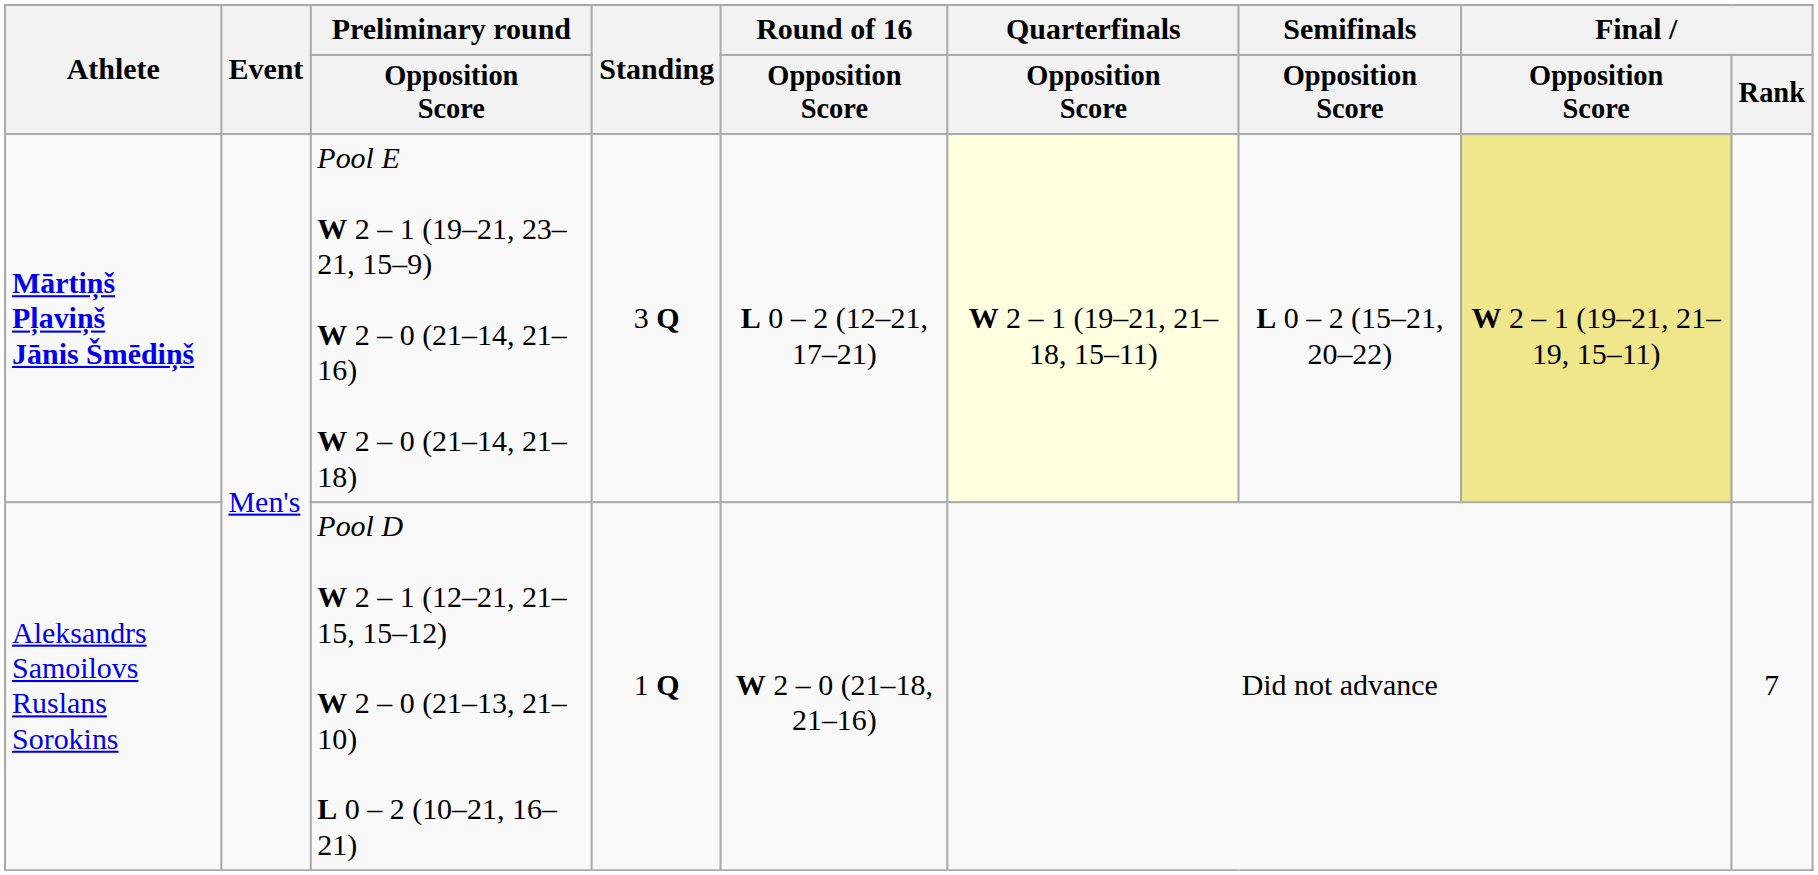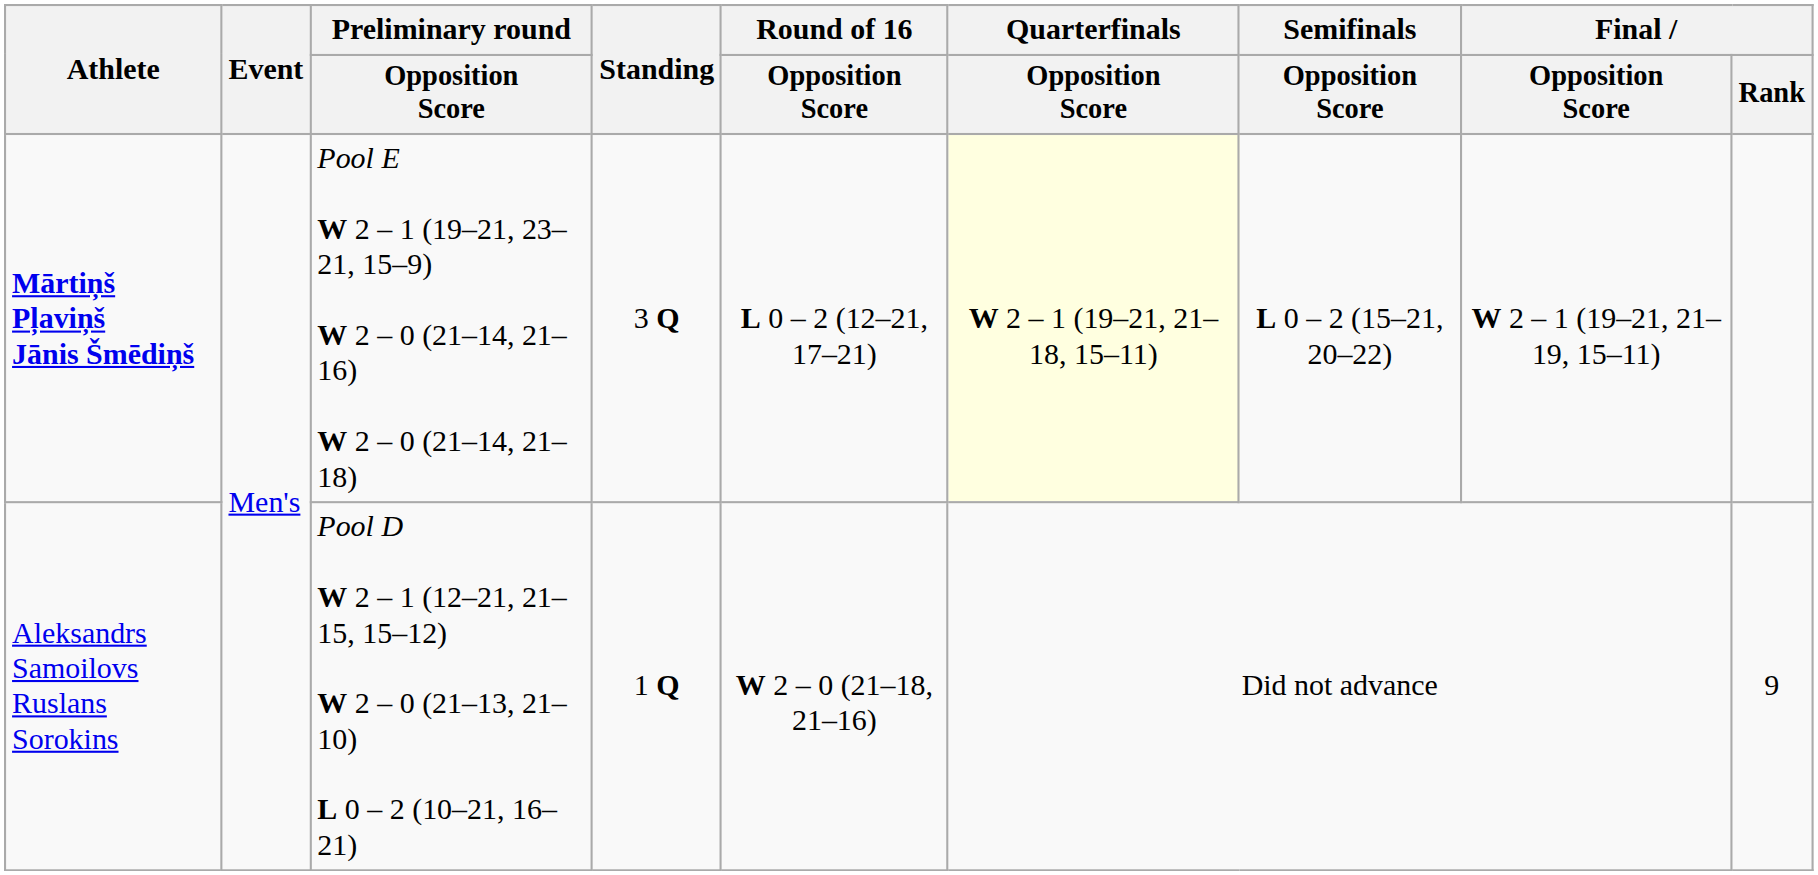(1596, 335) khaki background -> (1596, 335) no background
(1772, 685) 7 -> (1772, 685) 9
